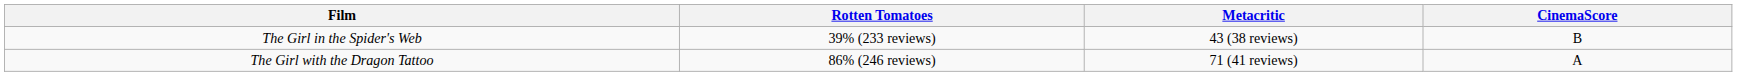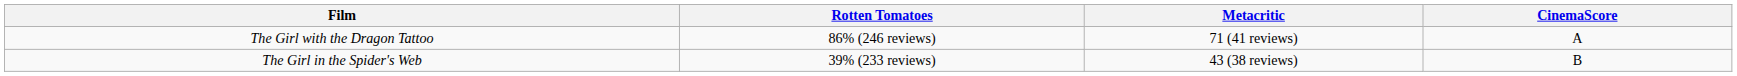rows swapped: (342, 60) <-> (342, 37)
